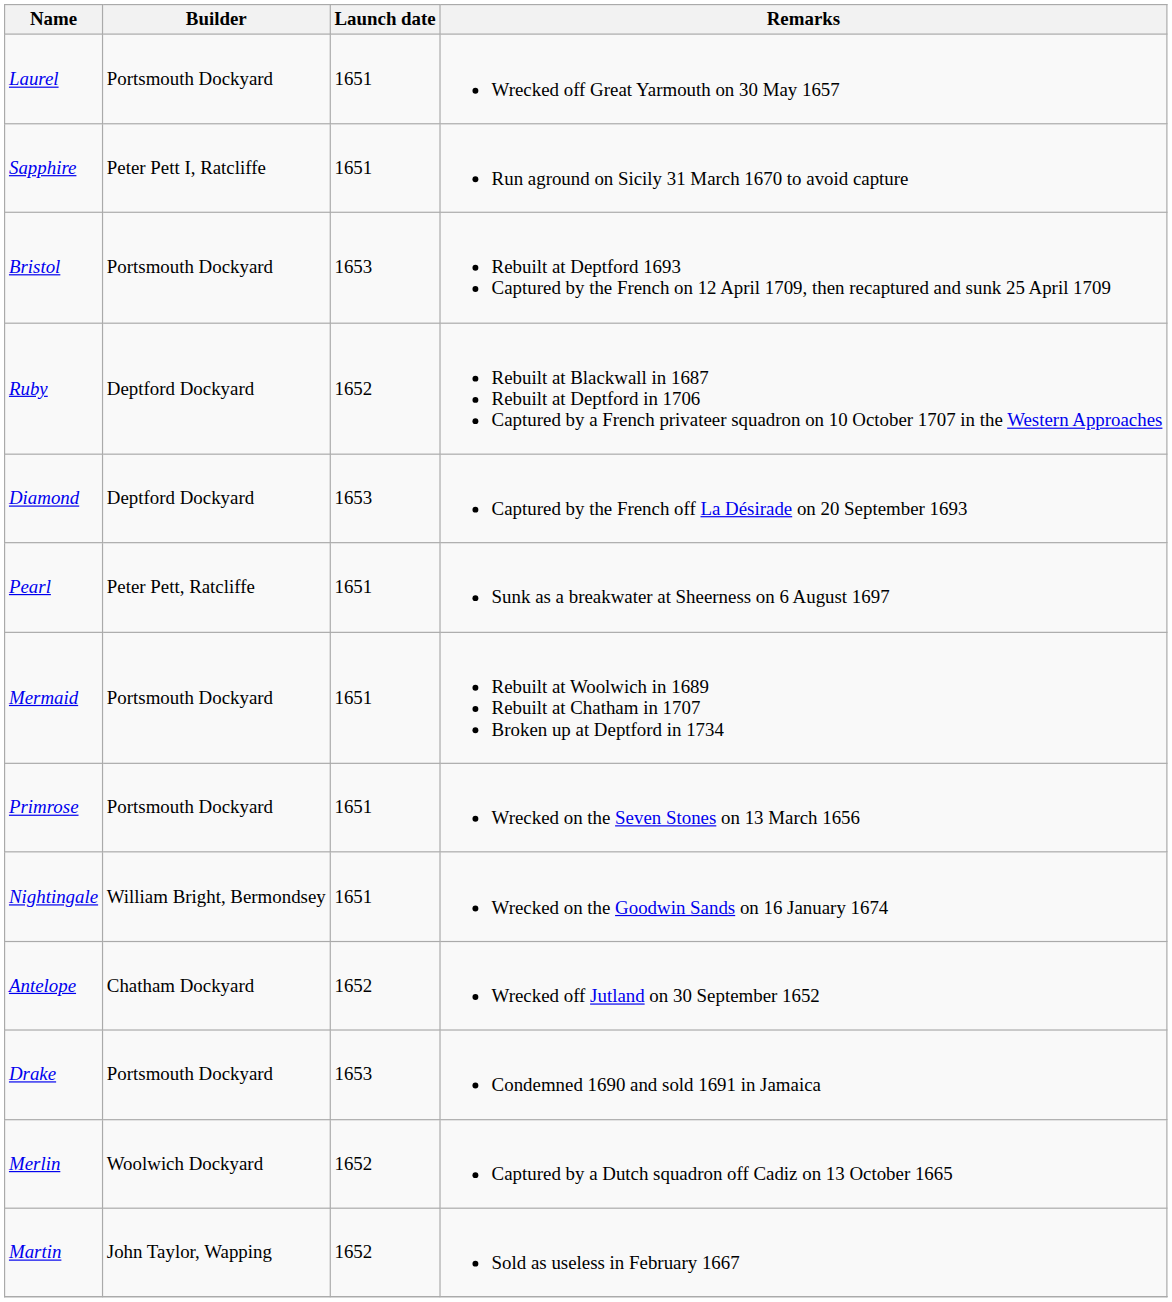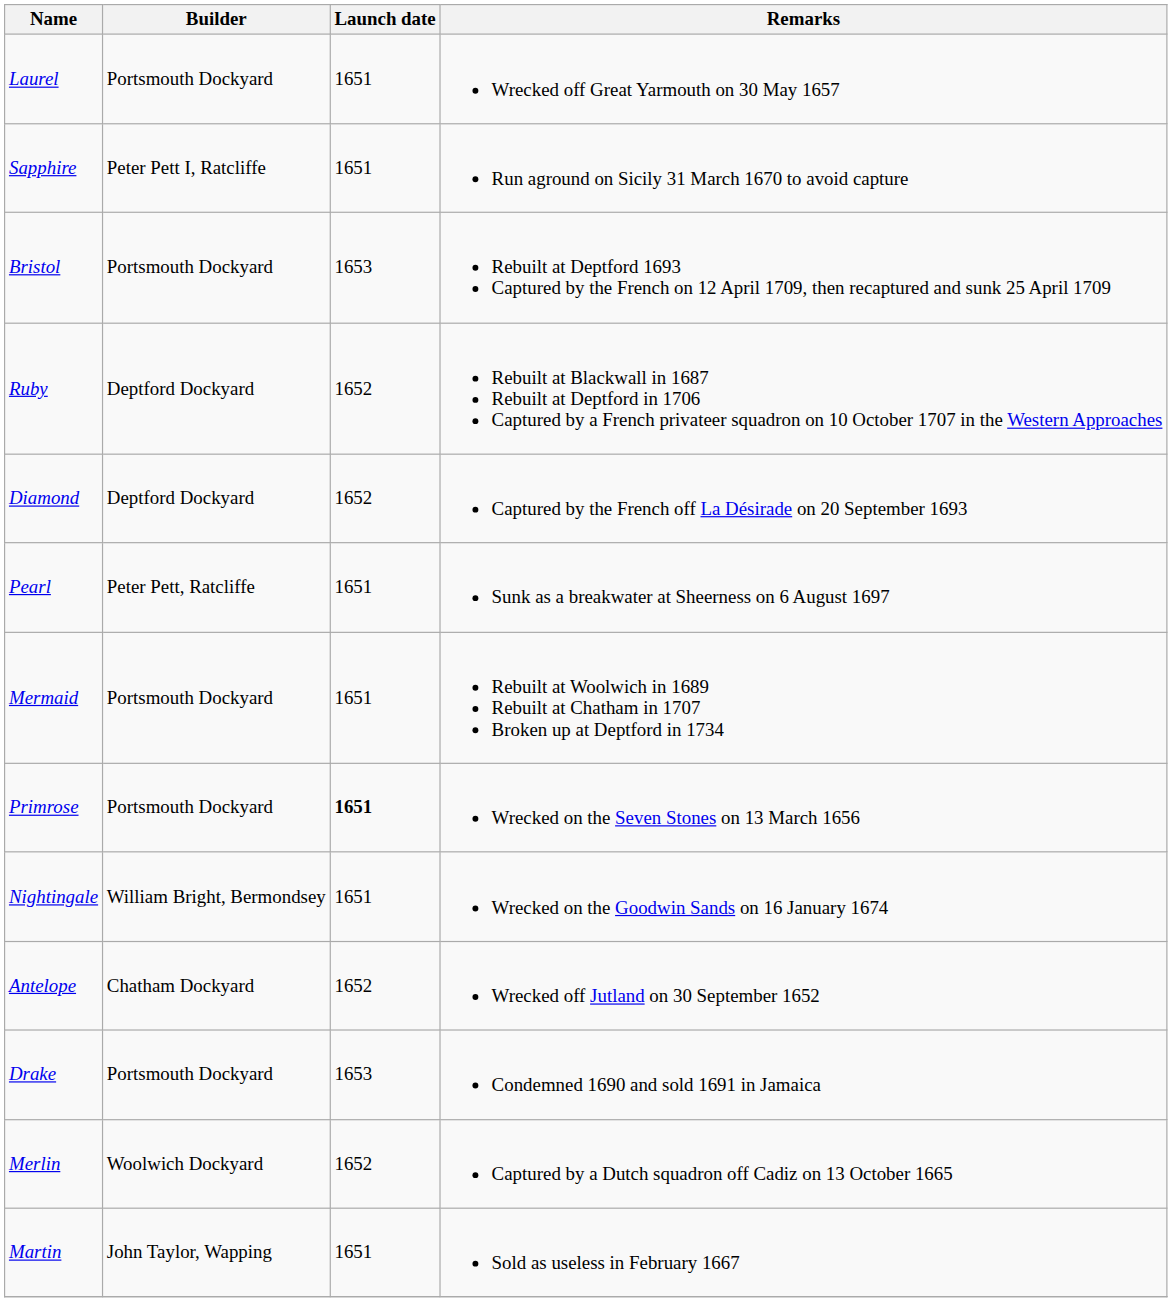(353, 498) 1653 -> (353, 498) 1652
(353, 807) normal -> (353, 807) bold
(353, 1252) 1652 -> (353, 1252) 1651
